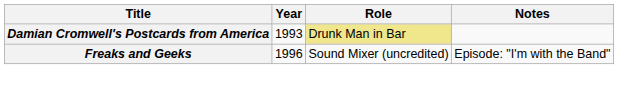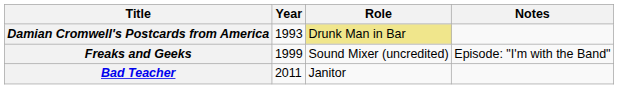(289, 53) 1996 -> (289, 53) 1999
+ row: (138, 73)
